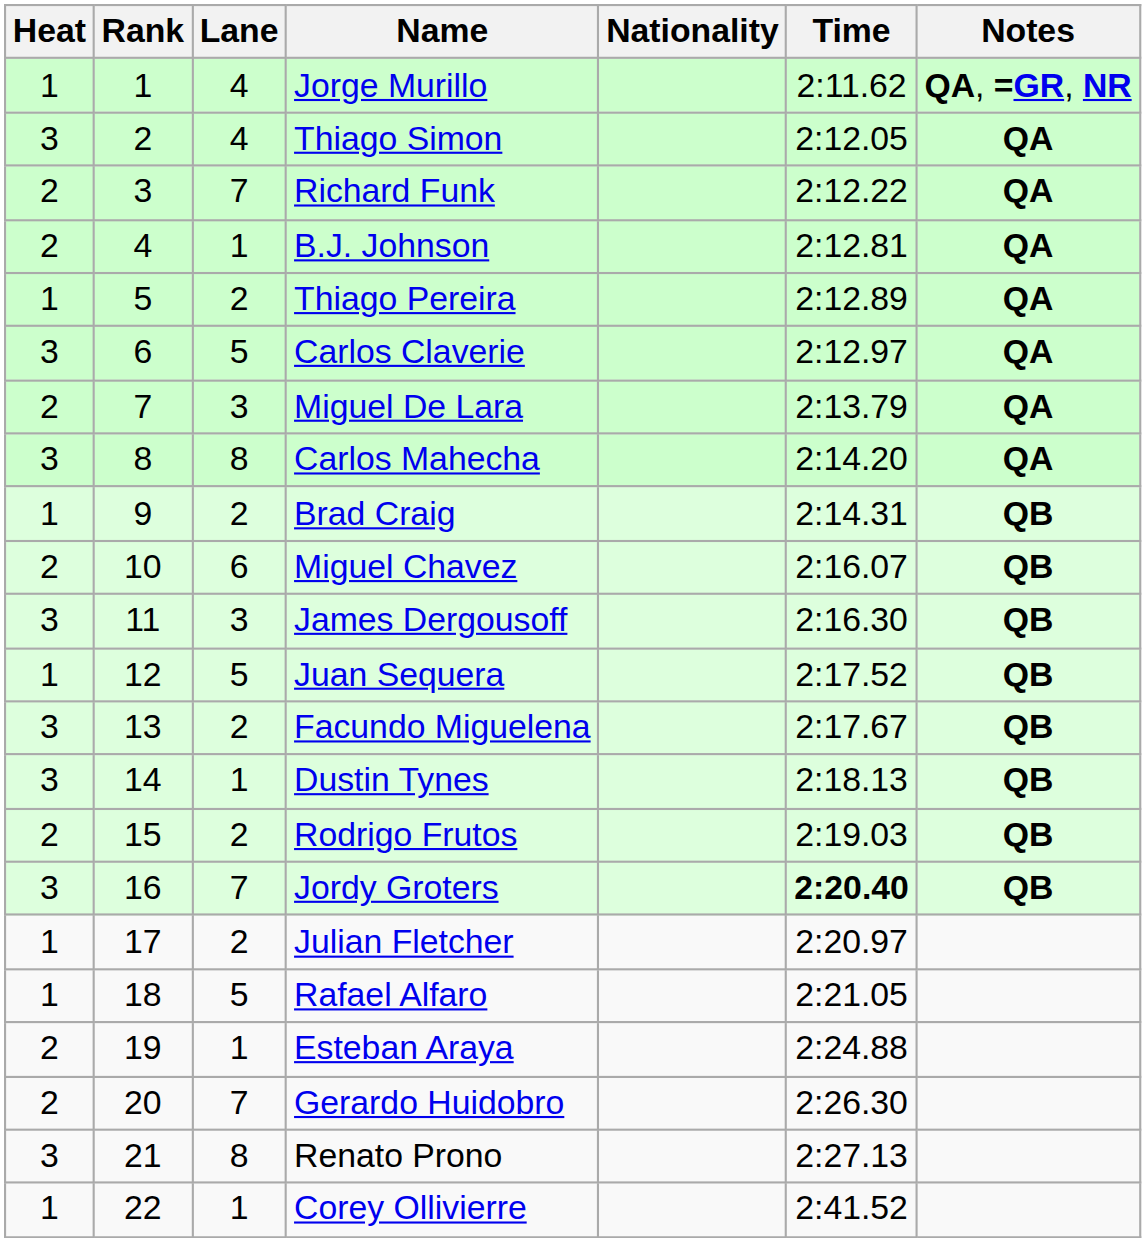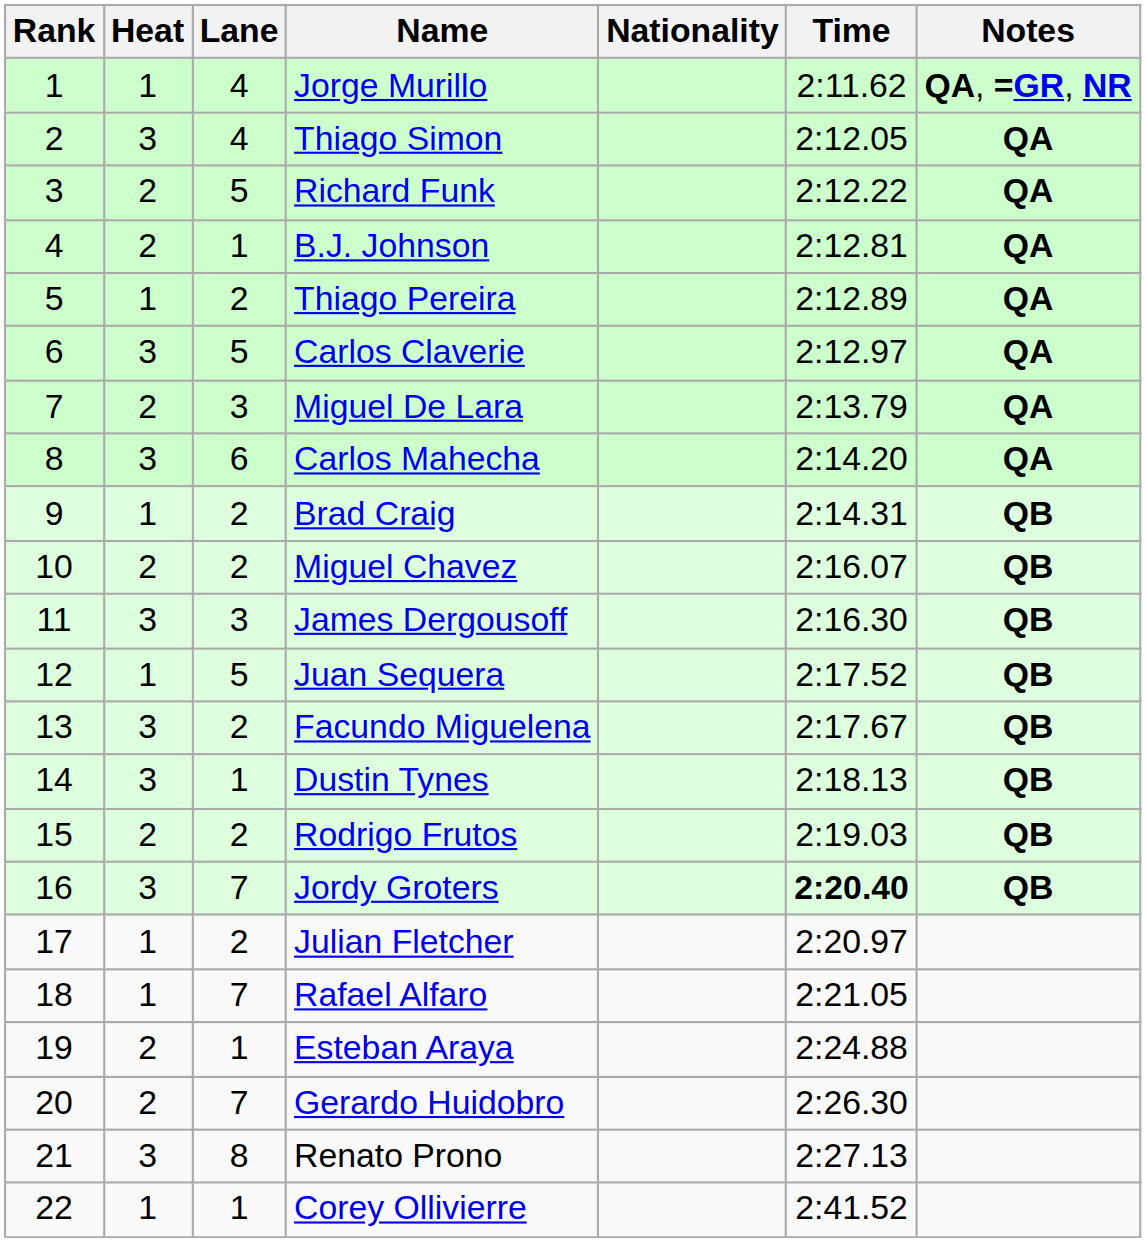columns swapped: (143, 31) <-> (49, 31)
(239, 191) 7 -> (239, 191) 5
(239, 459) 8 -> (239, 459) 6
(239, 566) 6 -> (239, 566) 2
(239, 995) 5 -> (239, 995) 7
